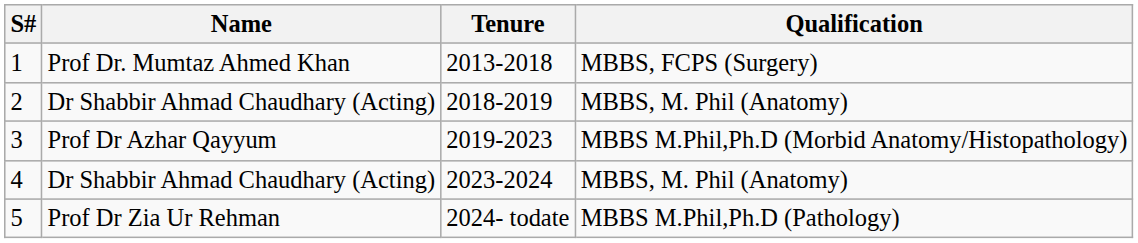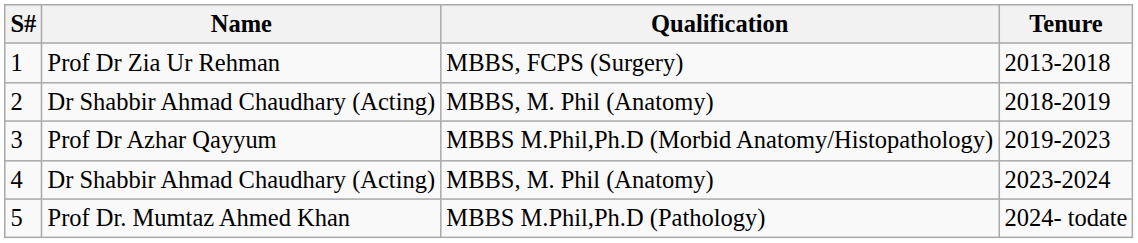columns swapped: (854, 23) <-> (508, 23)
(199, 62) Prof Dr. Mumtaz Ahmed Khan -> (164, 62) Prof Dr Zia Ur Rehman
(164, 218) Prof Dr Zia Ur Rehman -> (199, 218) Prof Dr. Mumtaz Ahmed Khan
